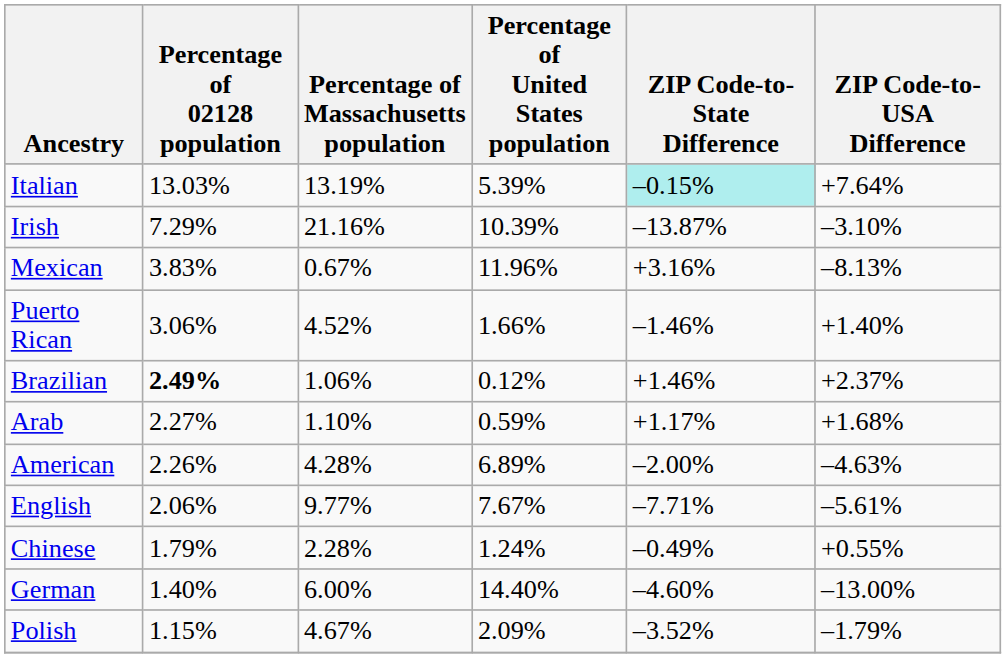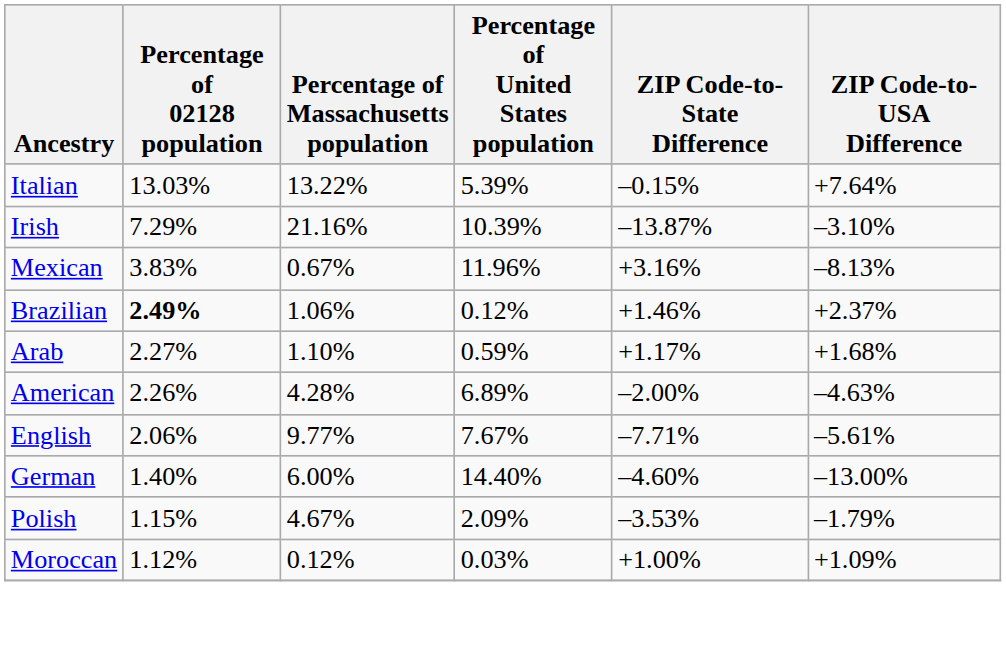(344, 185) 13.19% -> (327, 185) 13.22%
(673, 185) paleturquoise background -> (659, 185) no background
- row: (45, 324)
- row: (53, 547)
(673, 630) –3.52% -> (659, 517) –3.53%
+ row: (64, 559)
